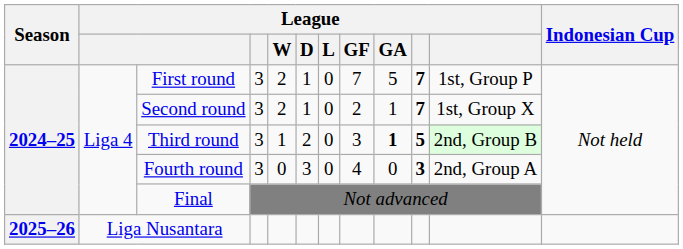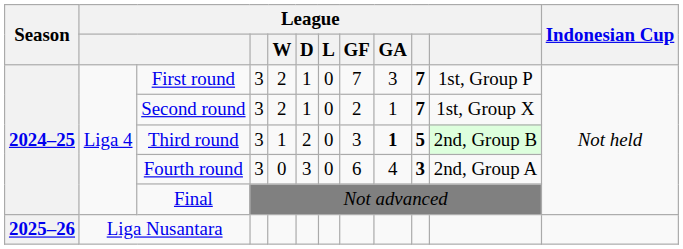(393, 79) 5 -> (393, 79) 3
(357, 169) 4 -> (357, 169) 6
(393, 169) 0 -> (393, 169) 4
